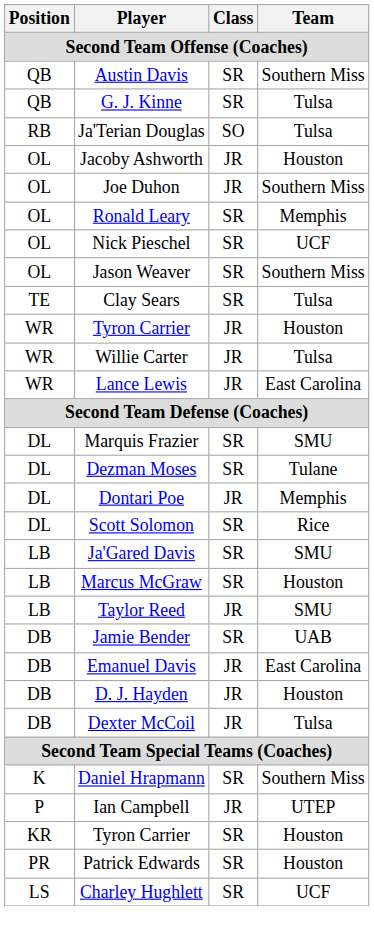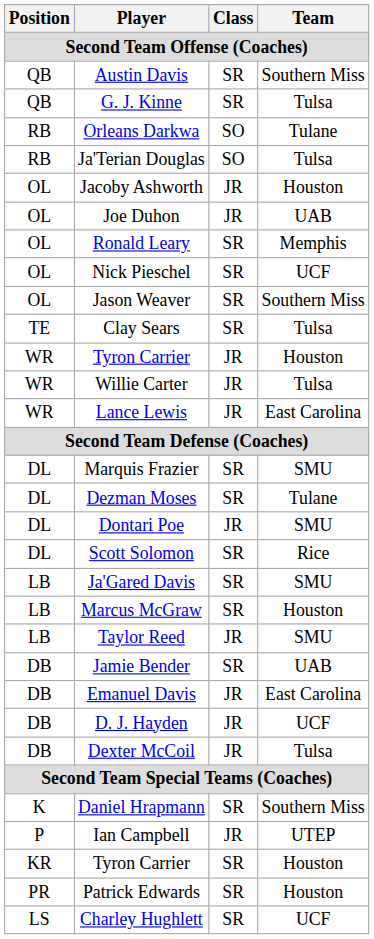+ row: (39, 131)
(313, 187) Southern Miss -> (313, 215) UAB
(313, 497) Memphis -> (313, 525) SMU
(313, 694) Houston -> (313, 722) UCF
